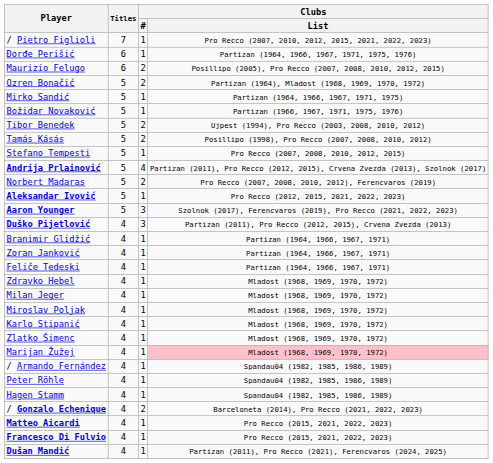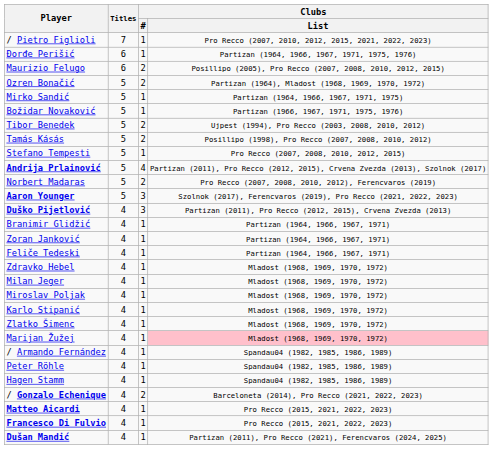- row: (51, 196)
